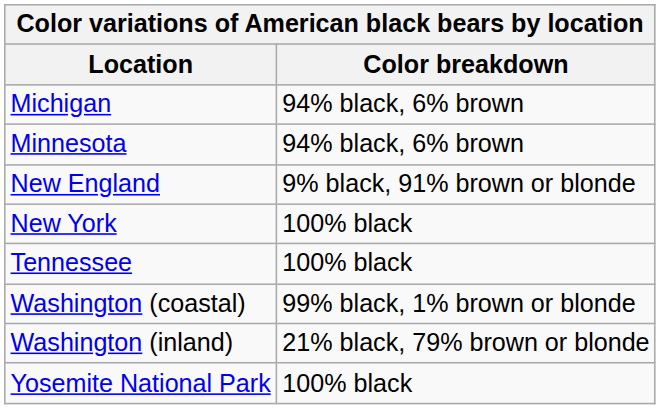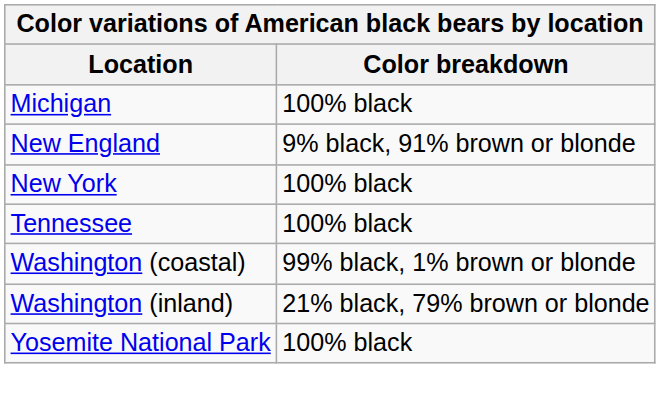(403, 104) 94% black, 6% brown -> (347, 104) 100% black
- row: (69, 143)
